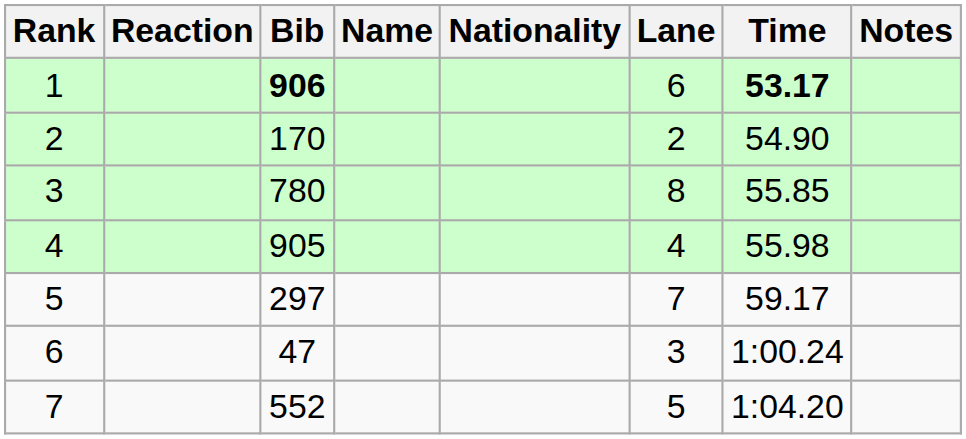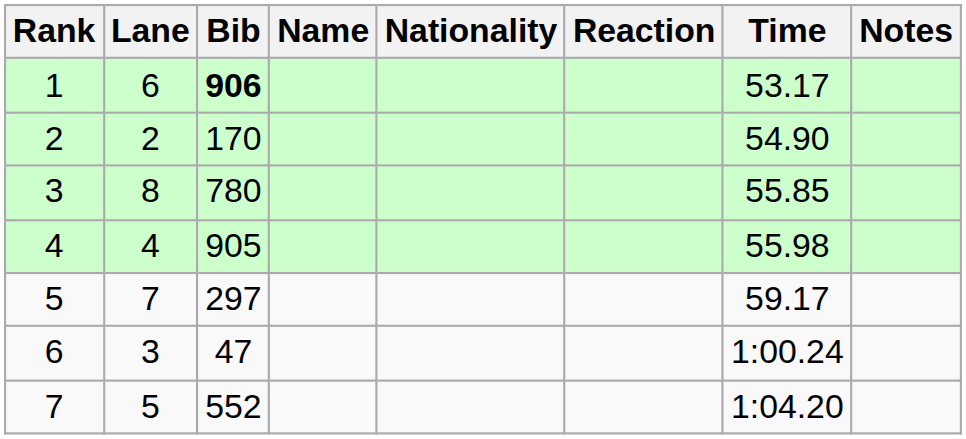columns swapped: (676, 31) <-> (182, 31)
(787, 84) bold -> (787, 84) normal
